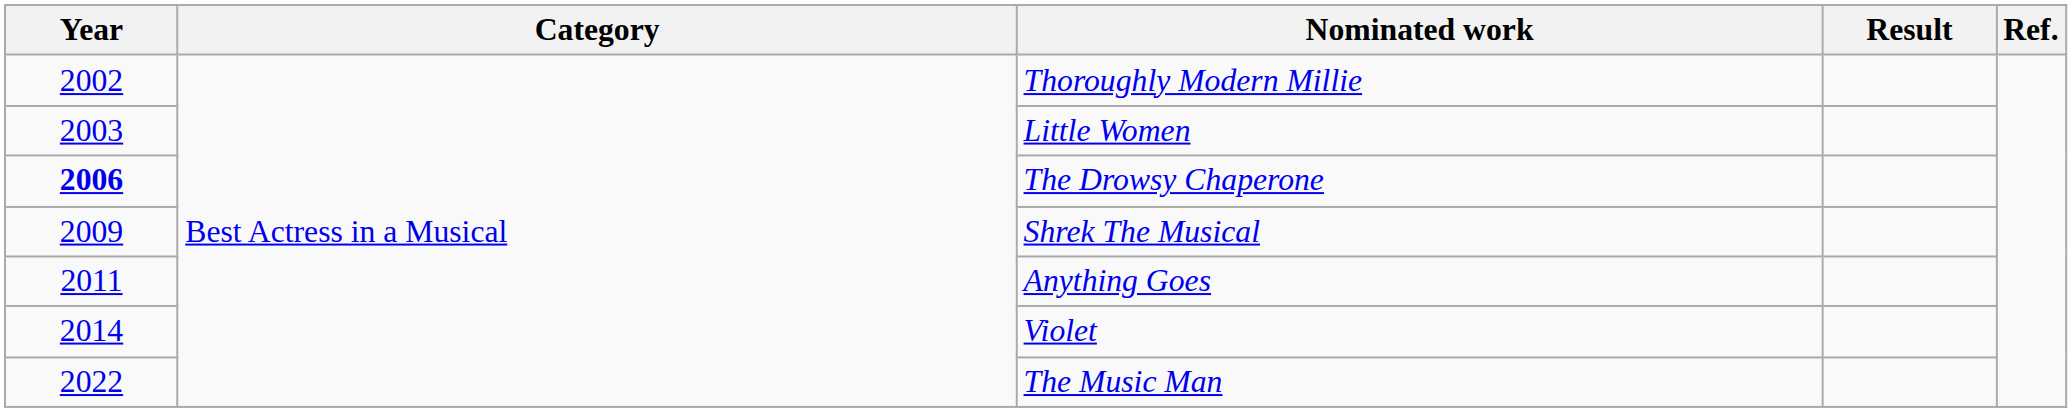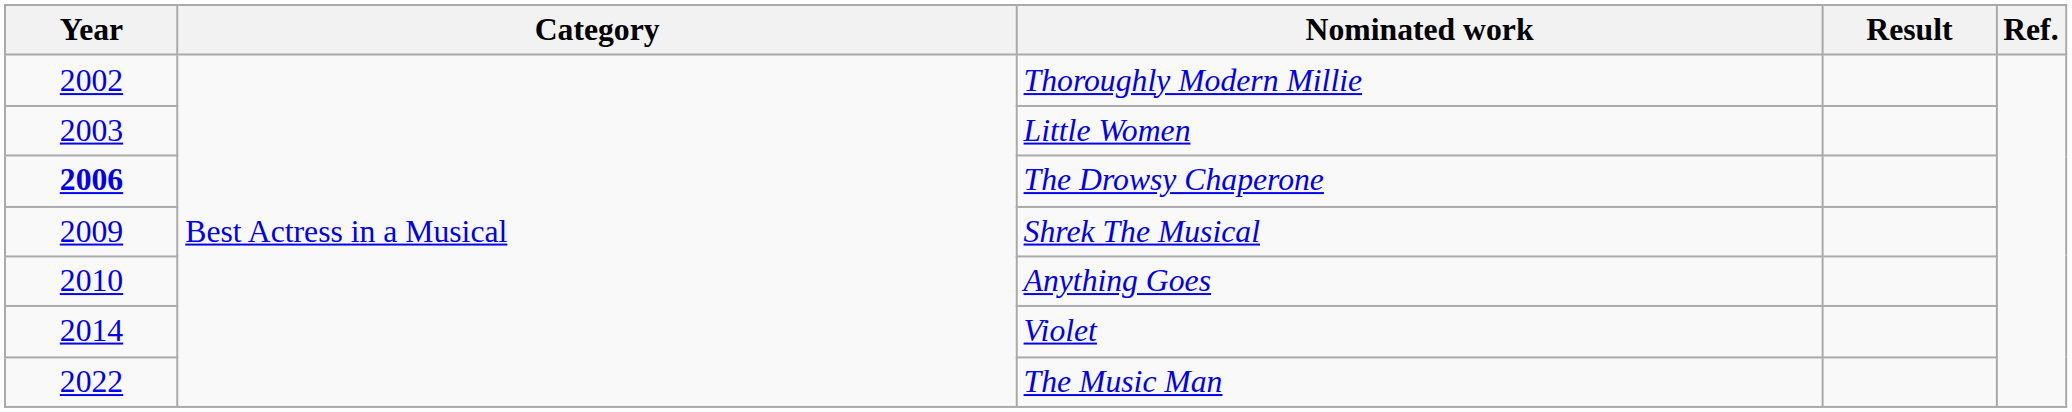(91, 280) 2011 -> (91, 280) 2010
